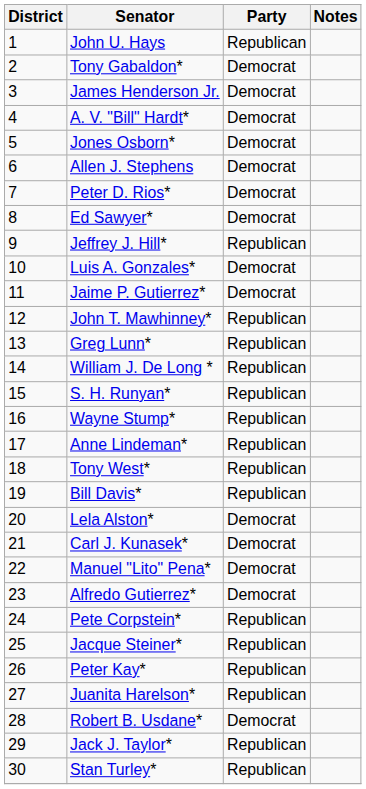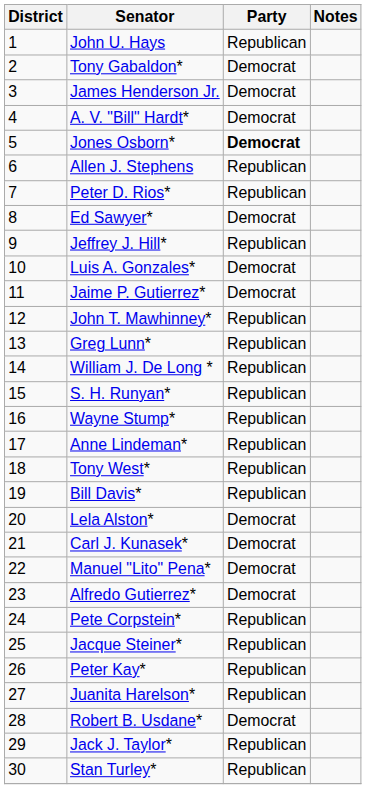(261, 142) normal -> (264, 142) bold
(261, 167) Democrat -> (267, 167) Republican
(261, 192) Democrat -> (267, 192) Republican
